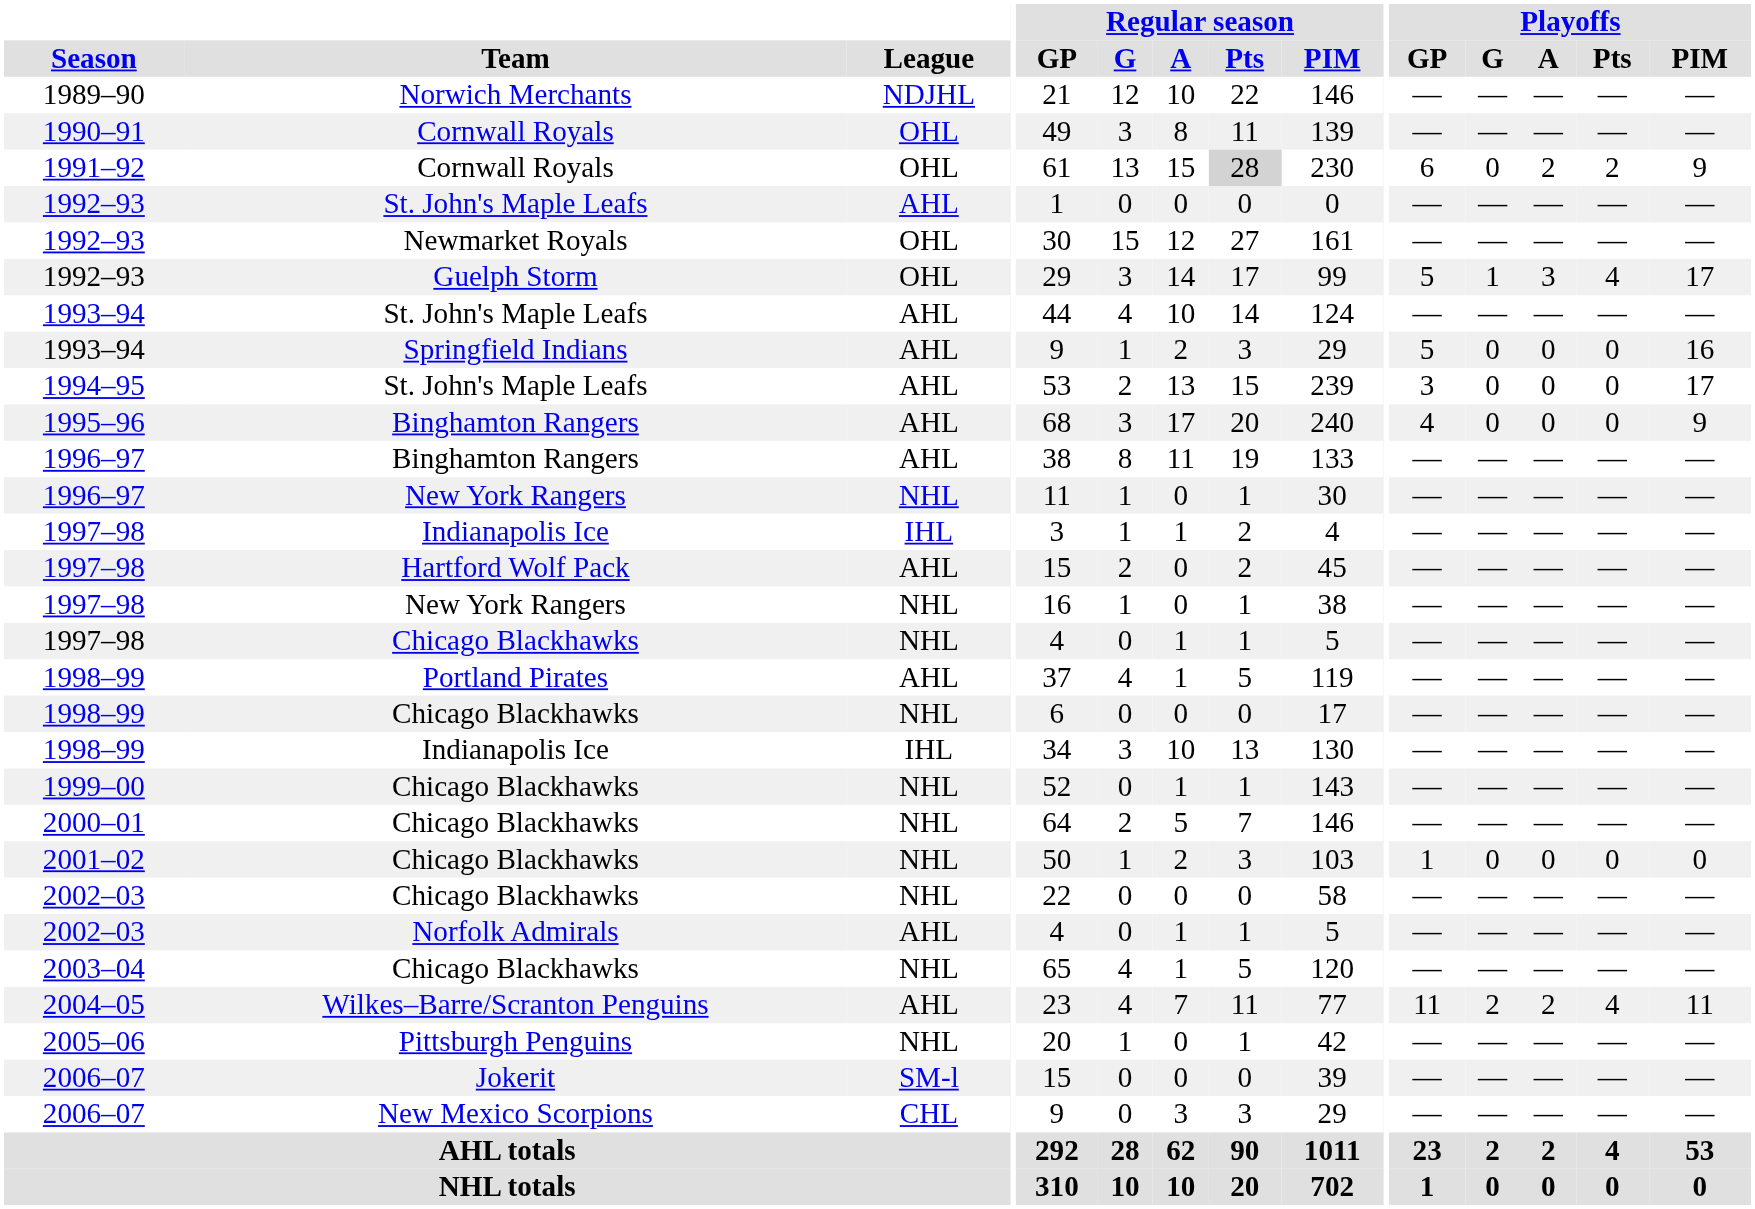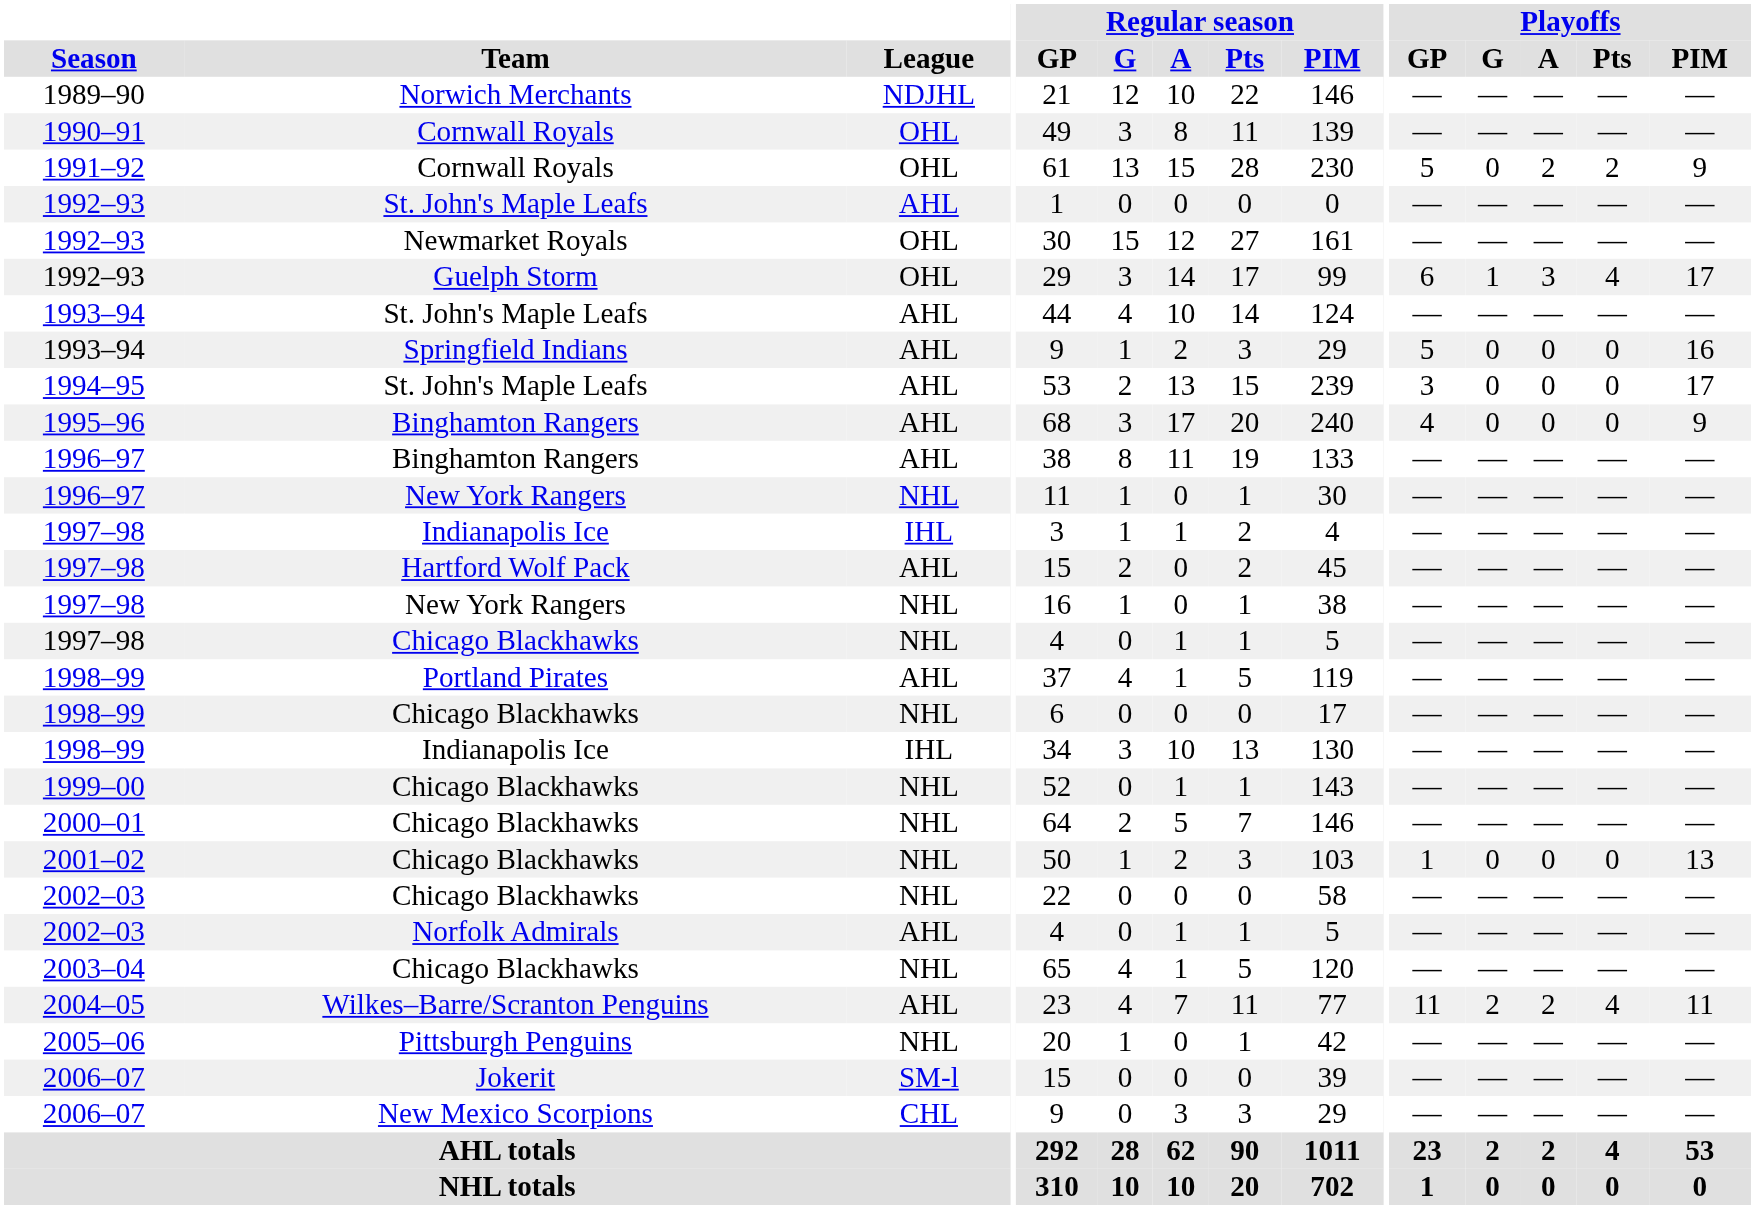(1245, 167) lightgrey background -> (1245, 167) no background
(1427, 167) 6 -> (1427, 167) 5
(1427, 276) 5 -> (1427, 276) 6
(1700, 858) 0 -> (1700, 858) 13
